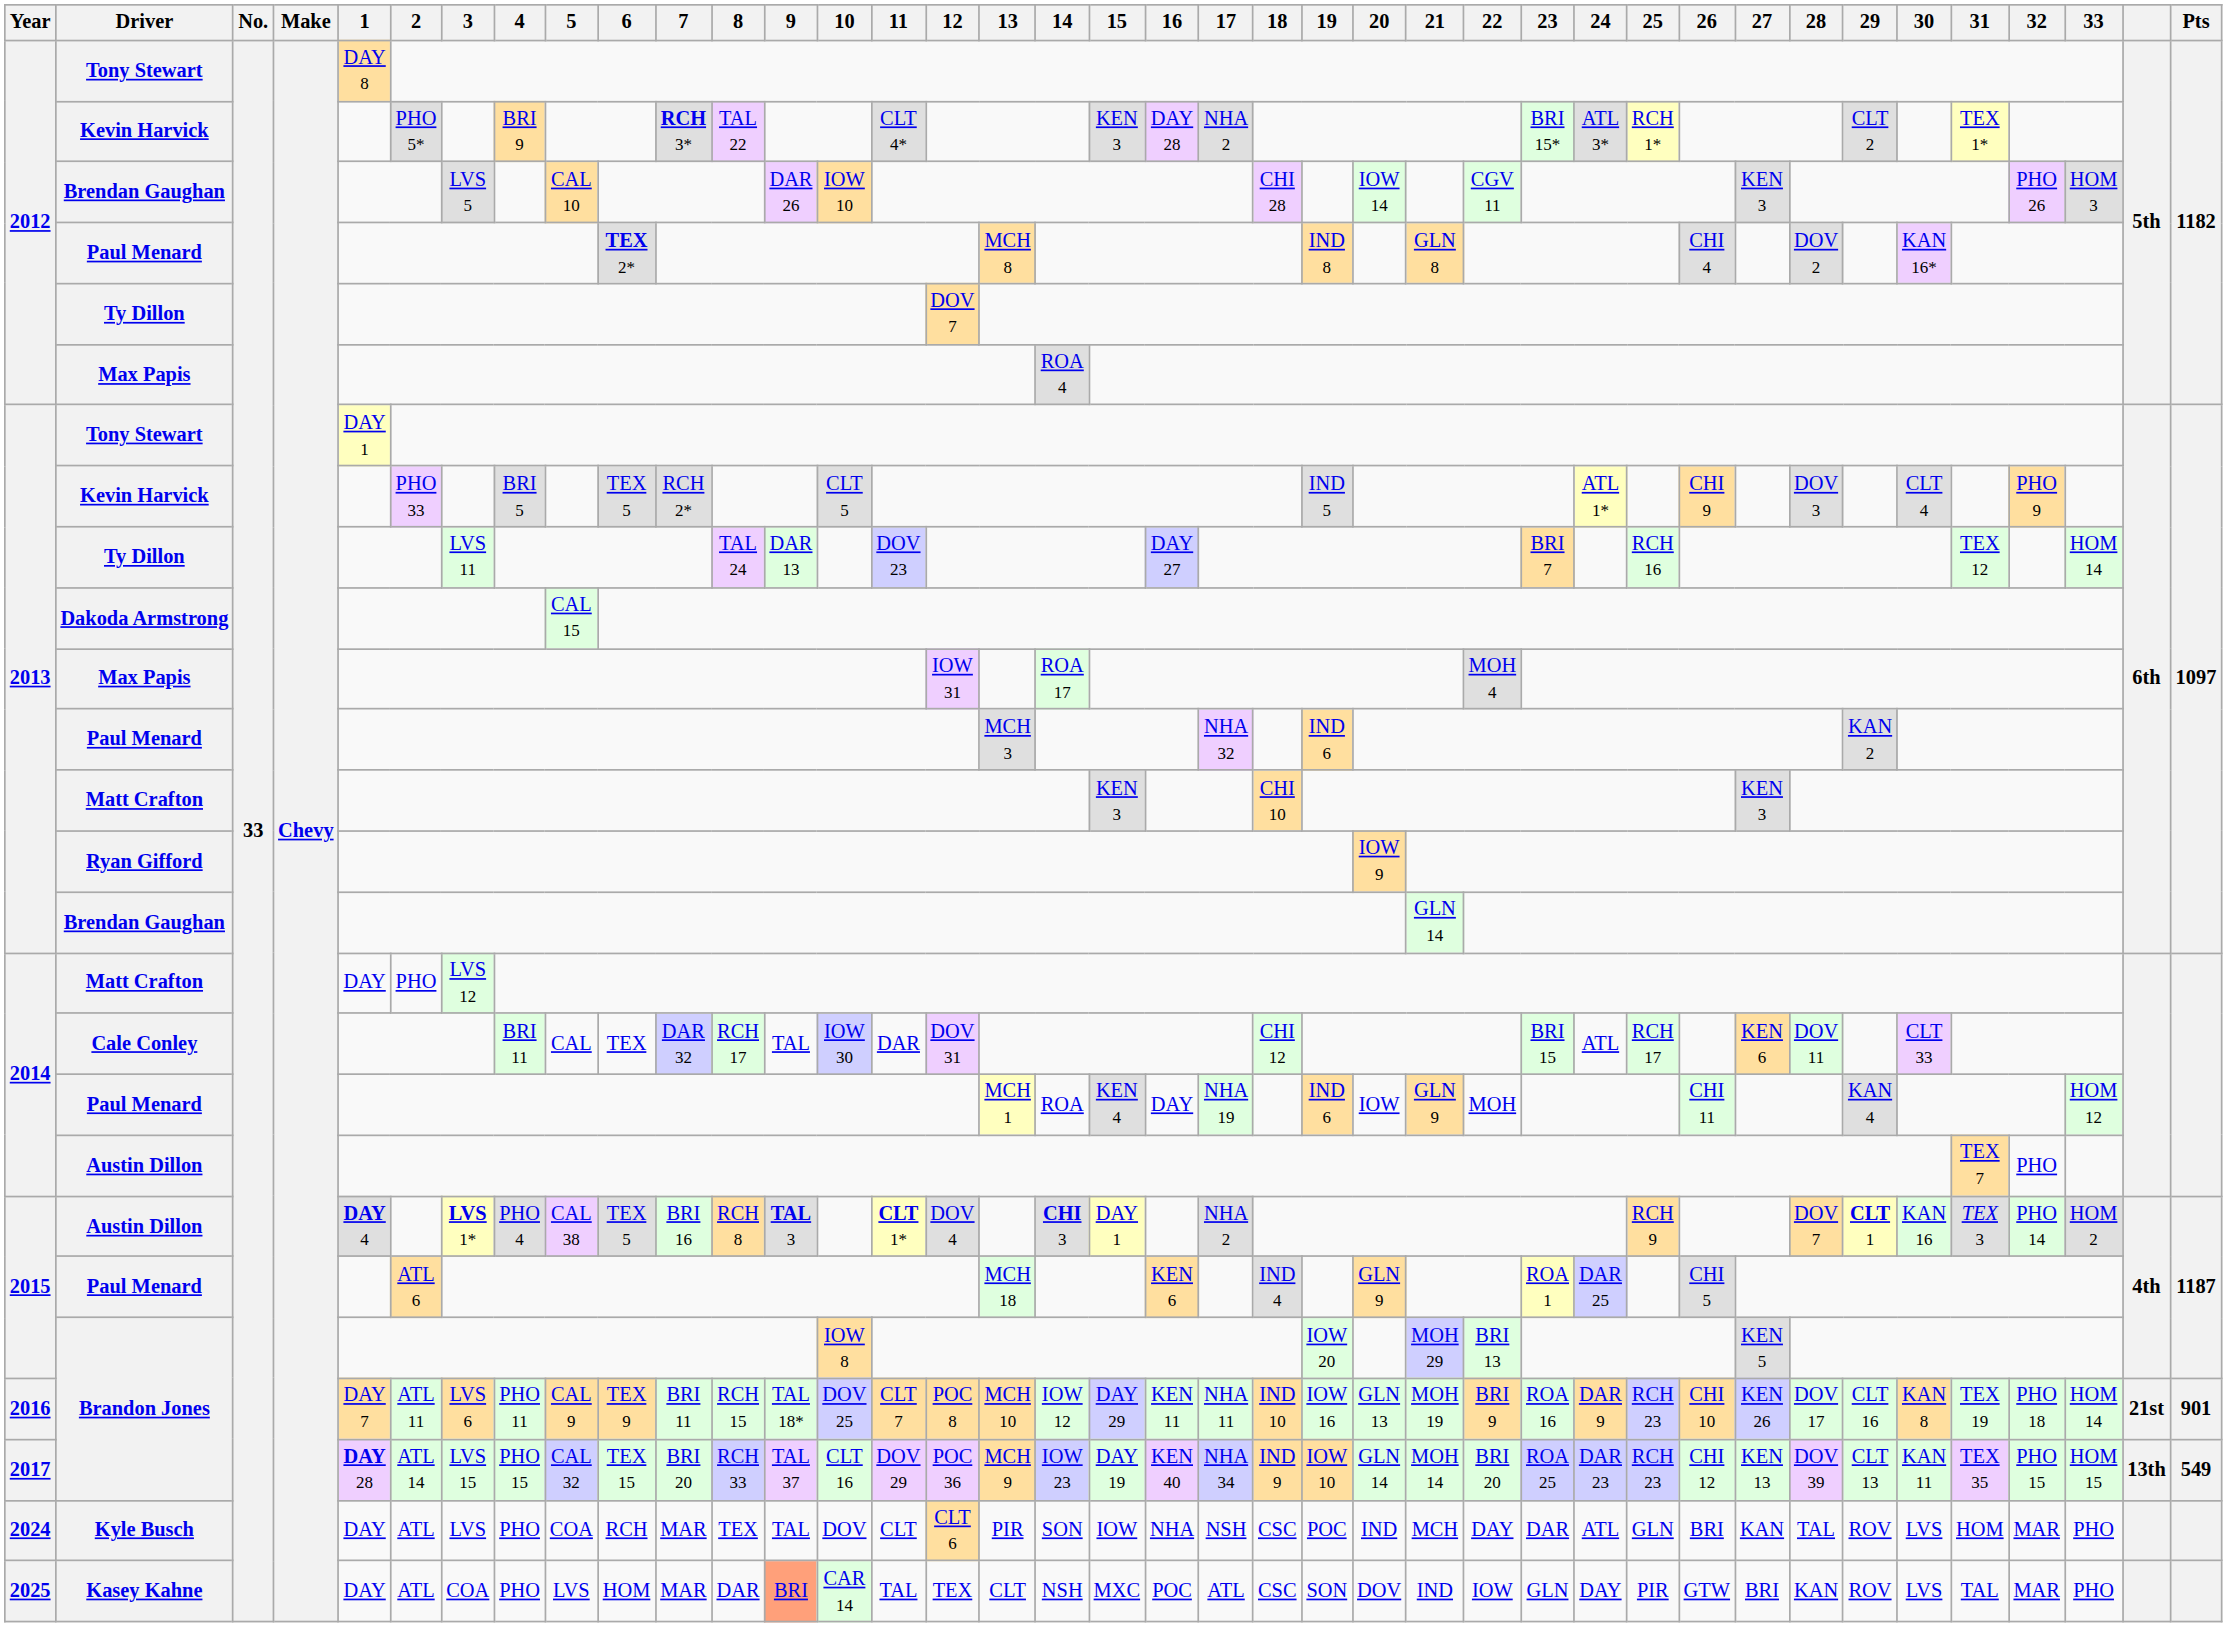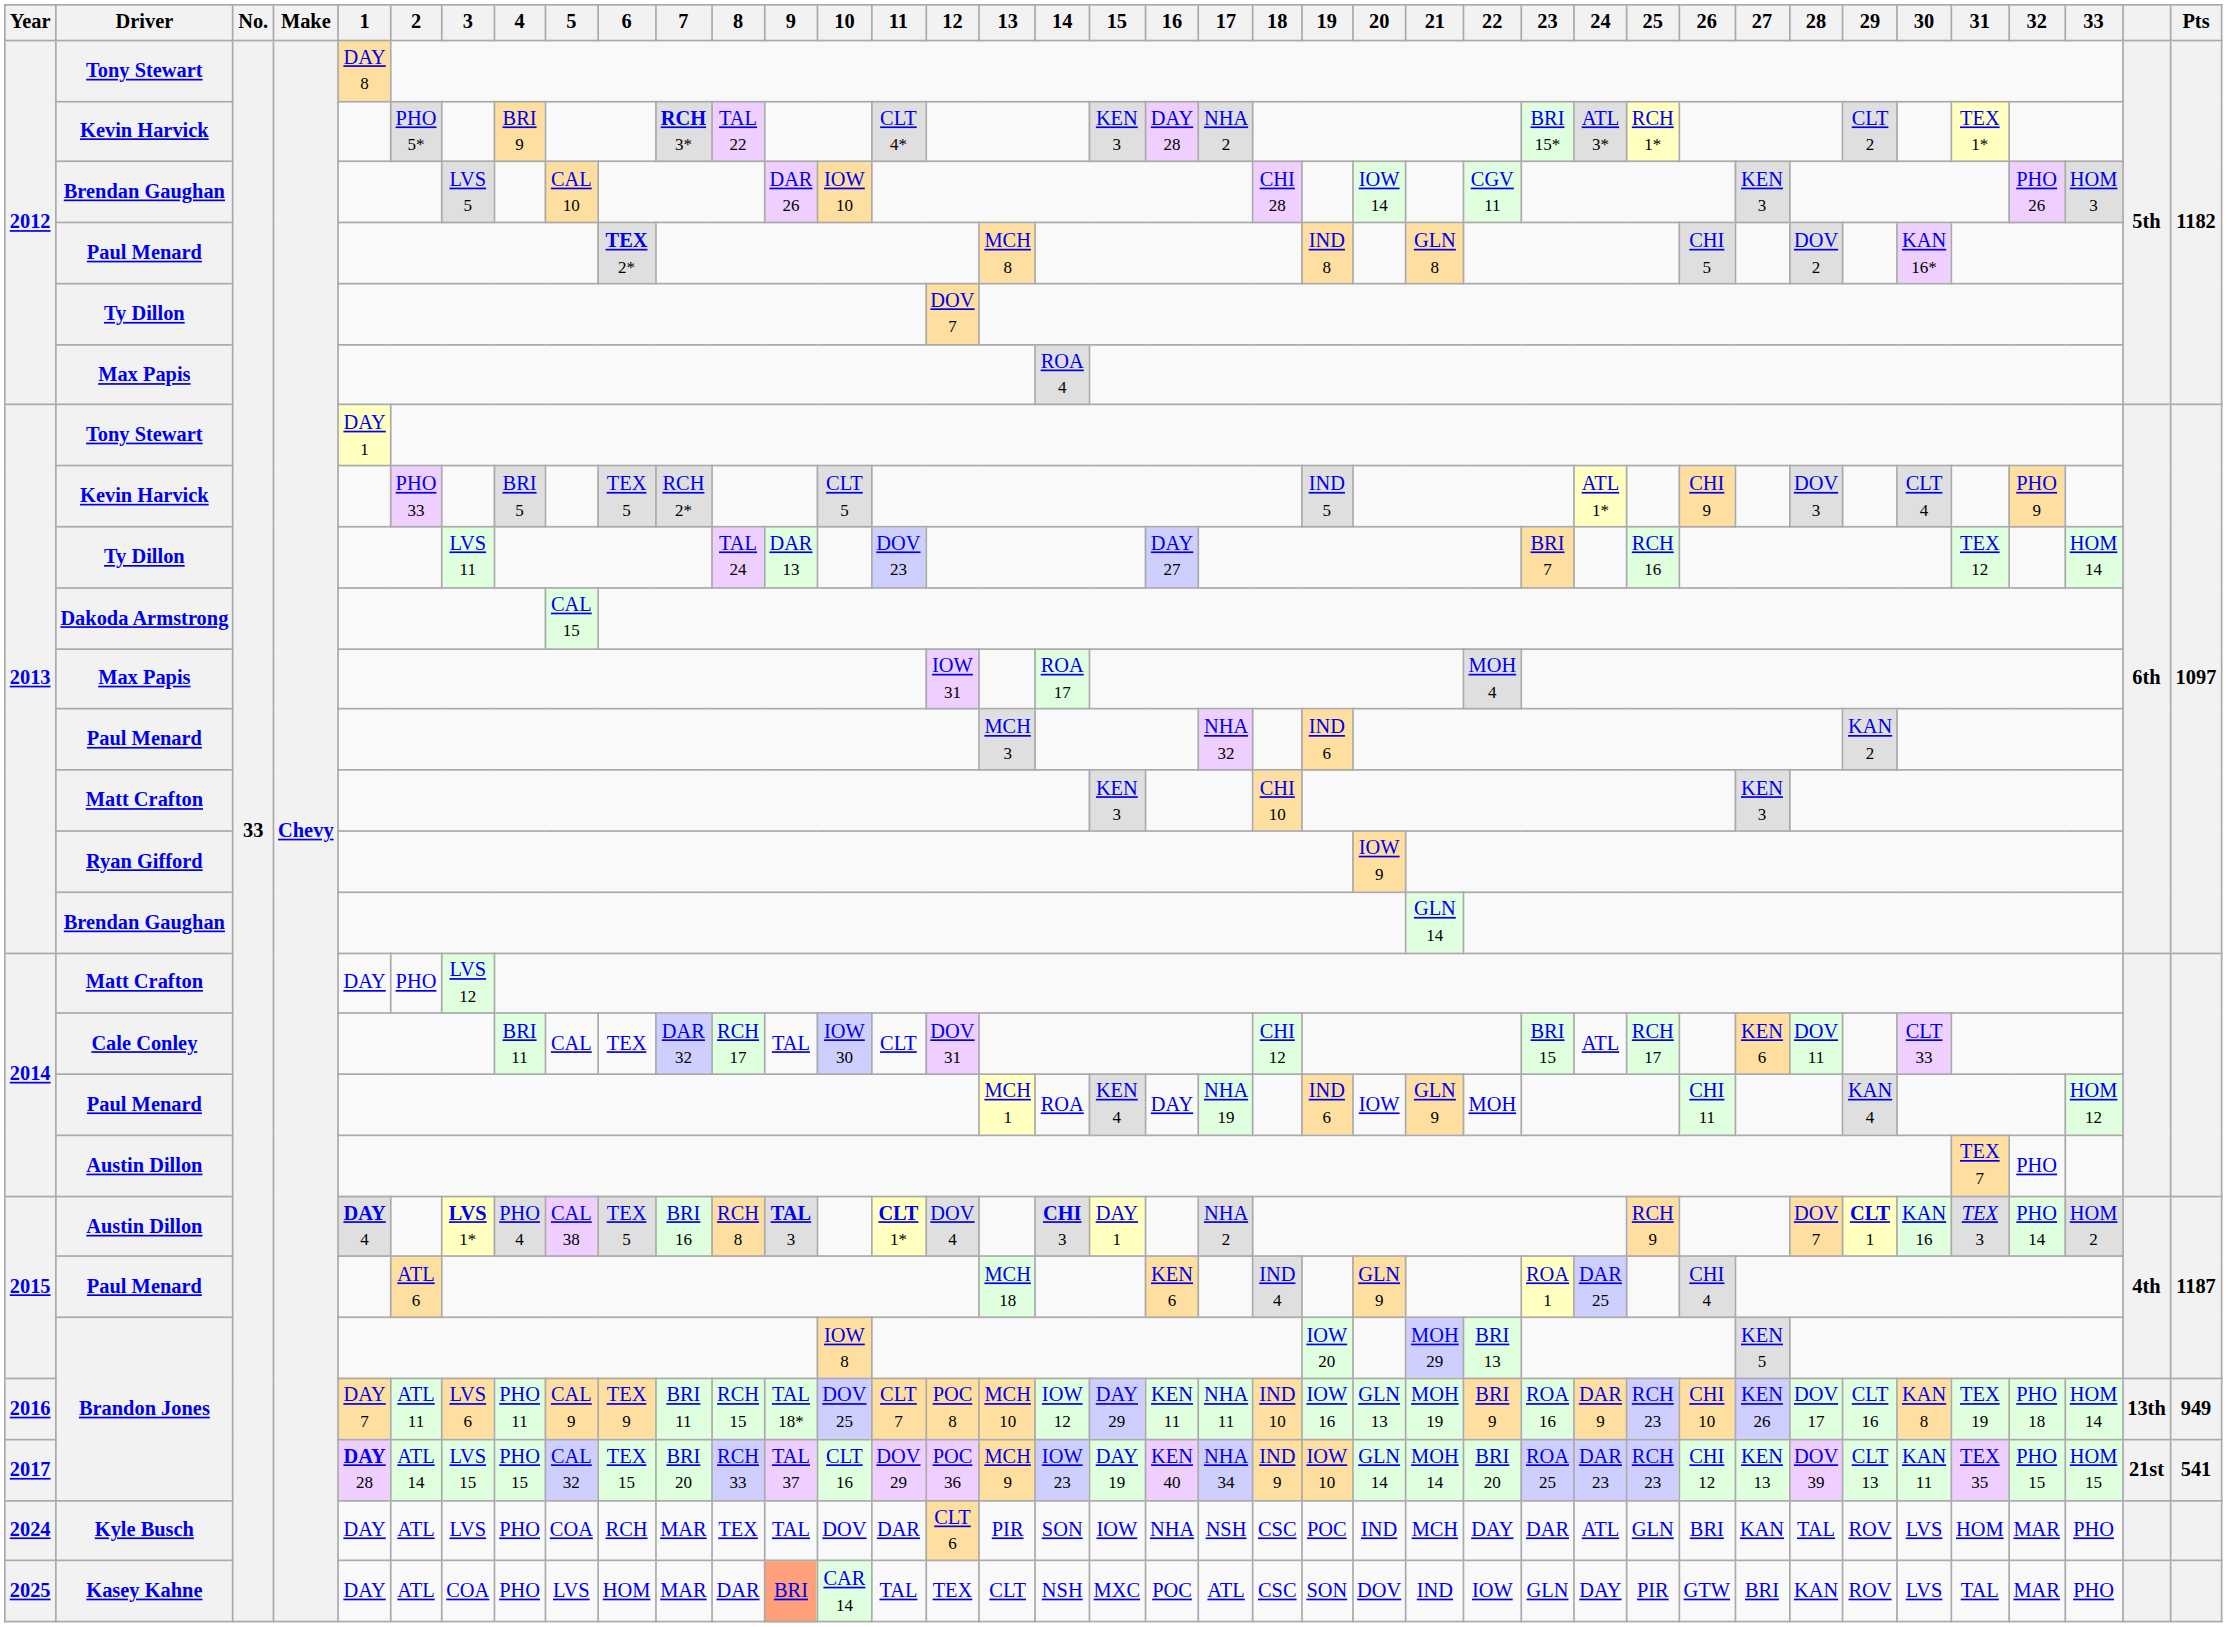(1707, 251) CHI 4 -> (1707, 251) CHI 5
(898, 1043) DAR -> (898, 1043) CLT
(1707, 1285) CHI 5 -> (1707, 1285) CHI 4
(2146, 1408) 21st -> (2146, 1408) 13th
(2196, 1408) 901 -> (2196, 1408) 949
(2146, 1469) 13th -> (2146, 1469) 21st
(2196, 1469) 549 -> (2196, 1469) 541
(898, 1530) CLT -> (898, 1530) DAR
